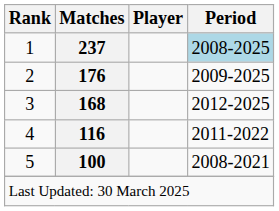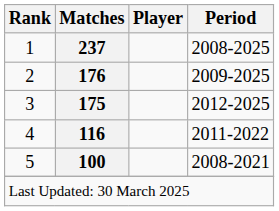(231, 47) lightblue background -> (231, 47) no background
(92, 104) 168 -> (92, 104) 175
